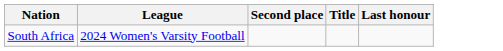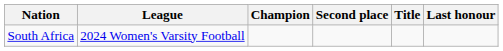+ column: (280, 14)
